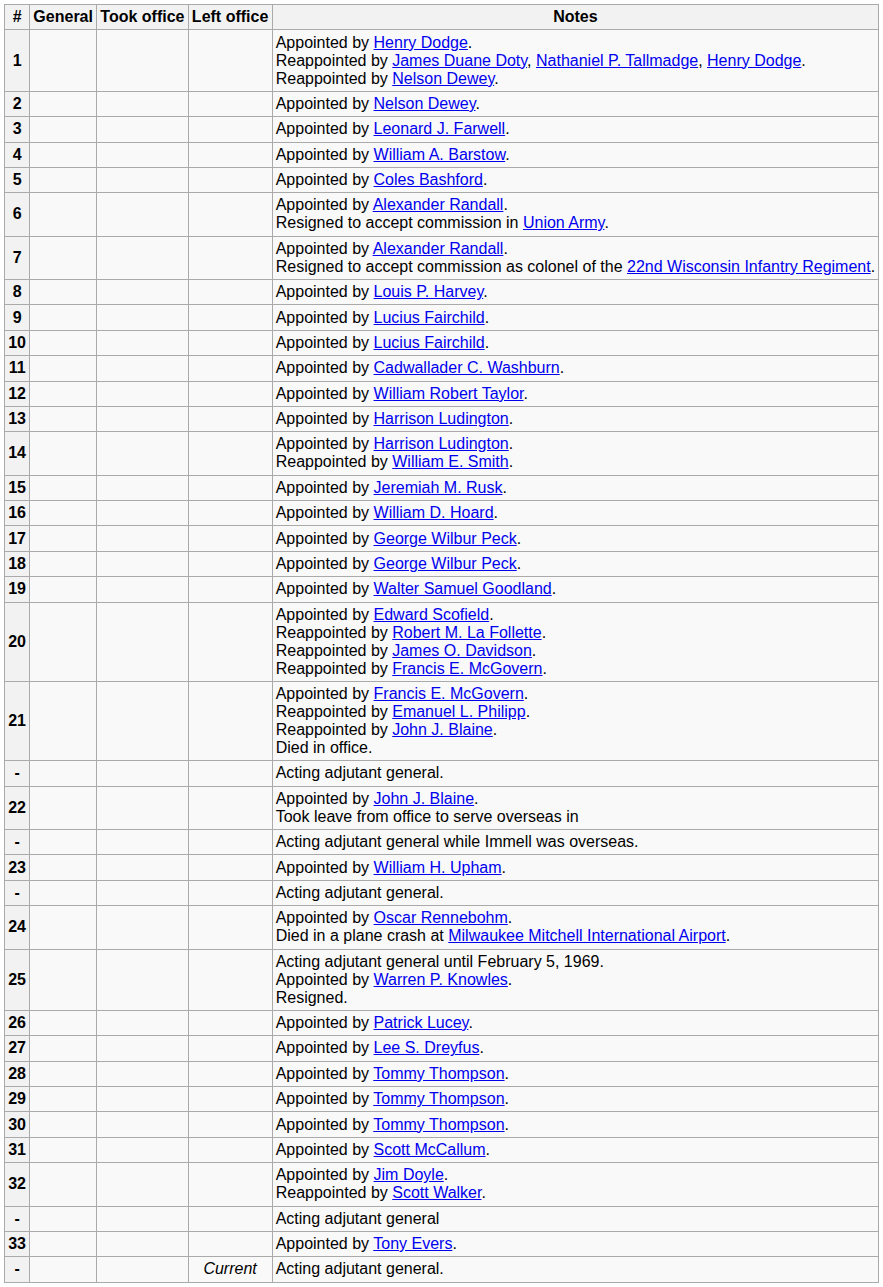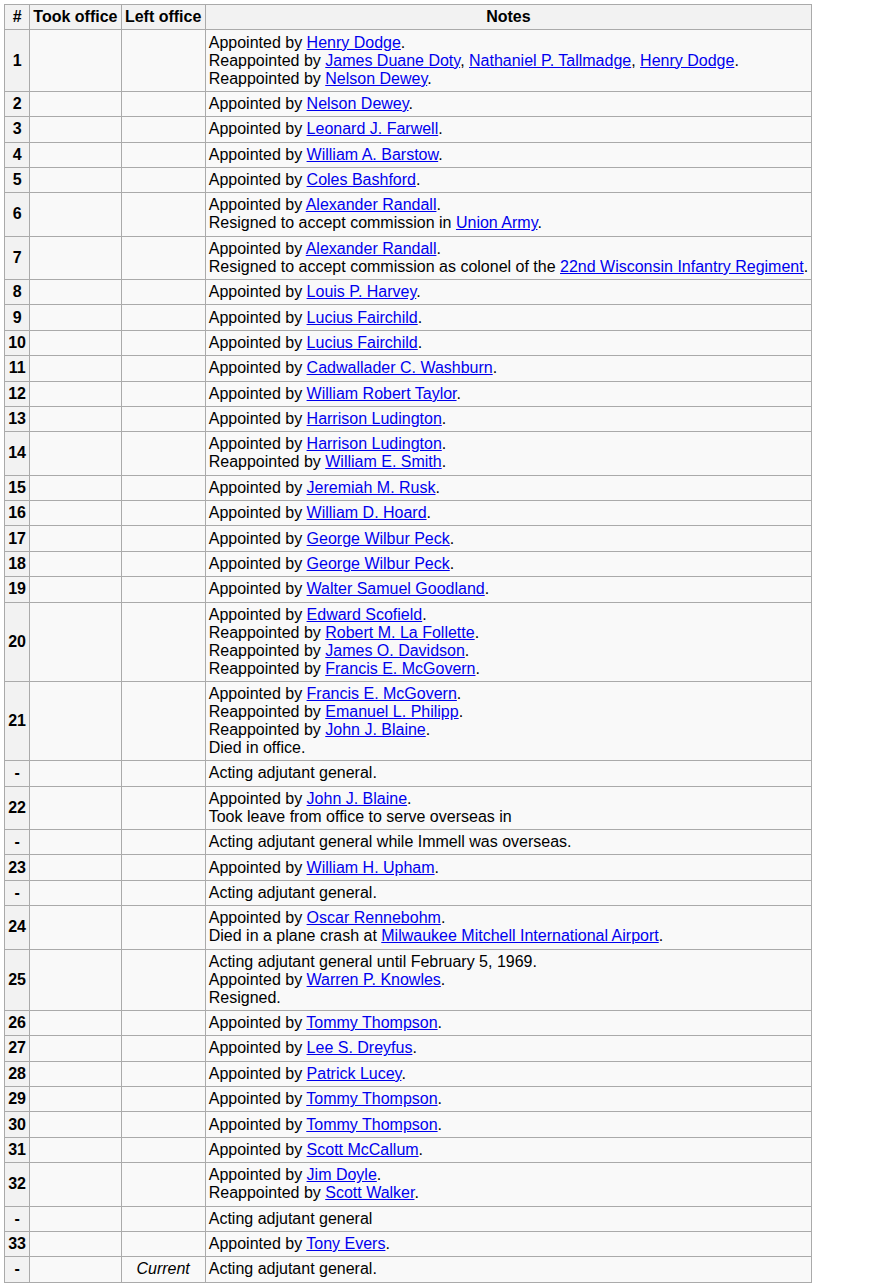- column: (63, 17)
(374, 1023) Appointed by Patrick Lucey. -> (325, 1023) Appointed by Tommy Thompson.
(392, 1073) Appointed by Tommy Thompson. -> (307, 1073) Appointed by Patrick Lucey.
